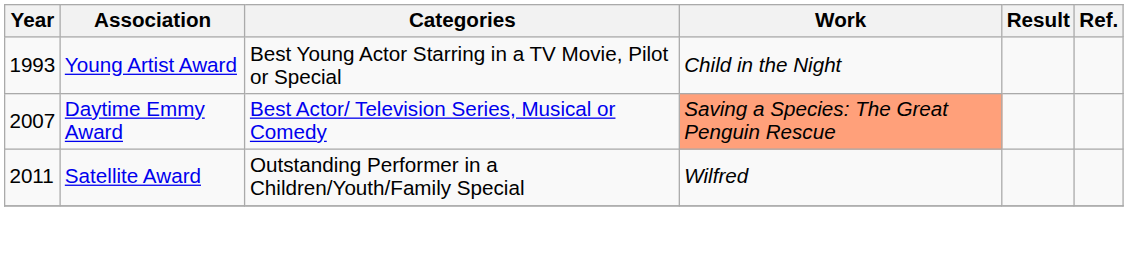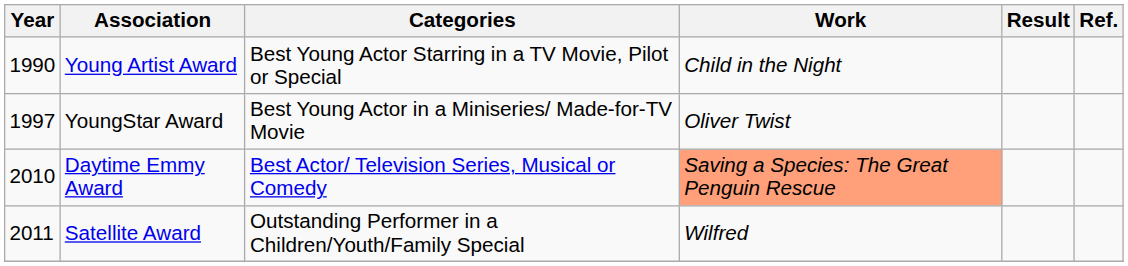(32, 65) 1993 -> (32, 65) 1990
+ row: (144, 121)
(32, 121) 2007 -> (32, 177) 2010
